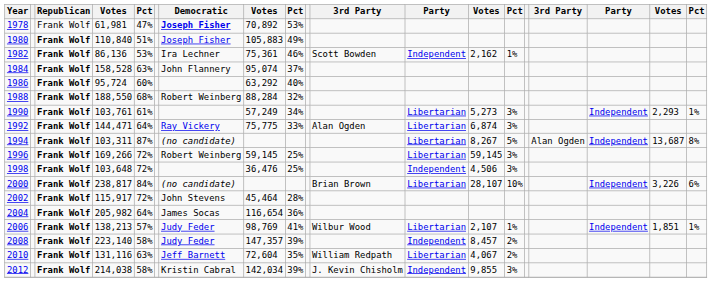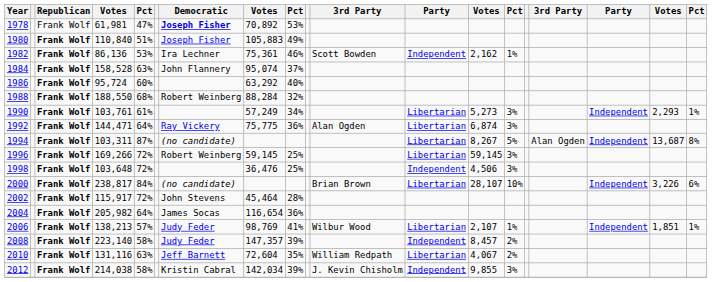(295, 126) 33% -> (295, 126) 36%
